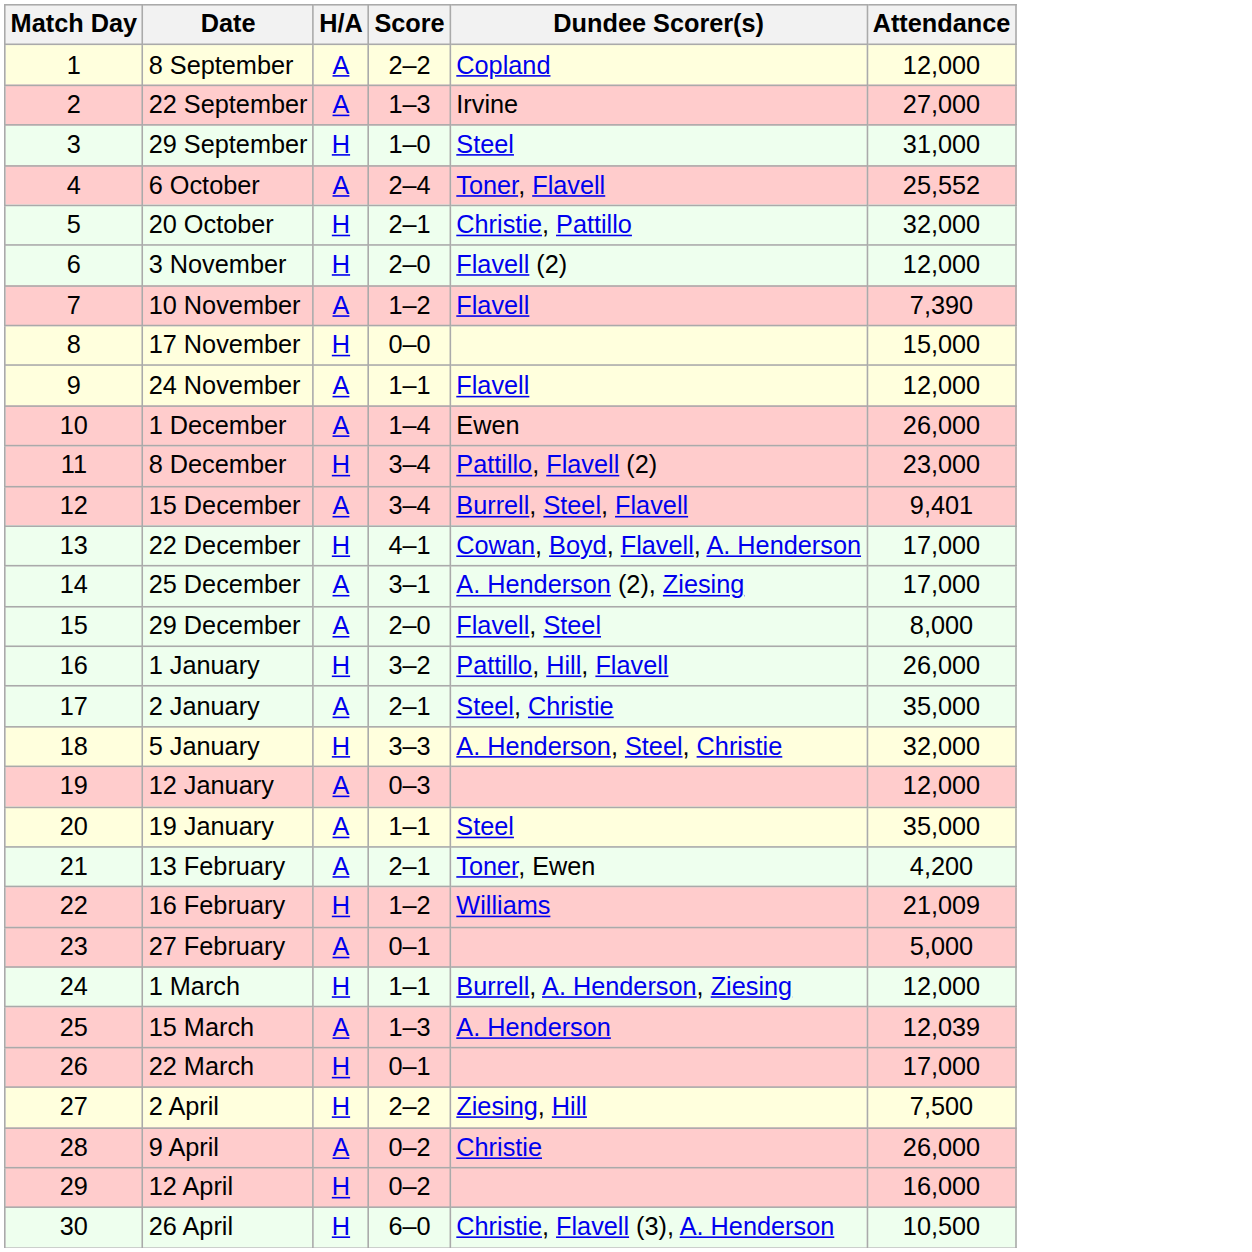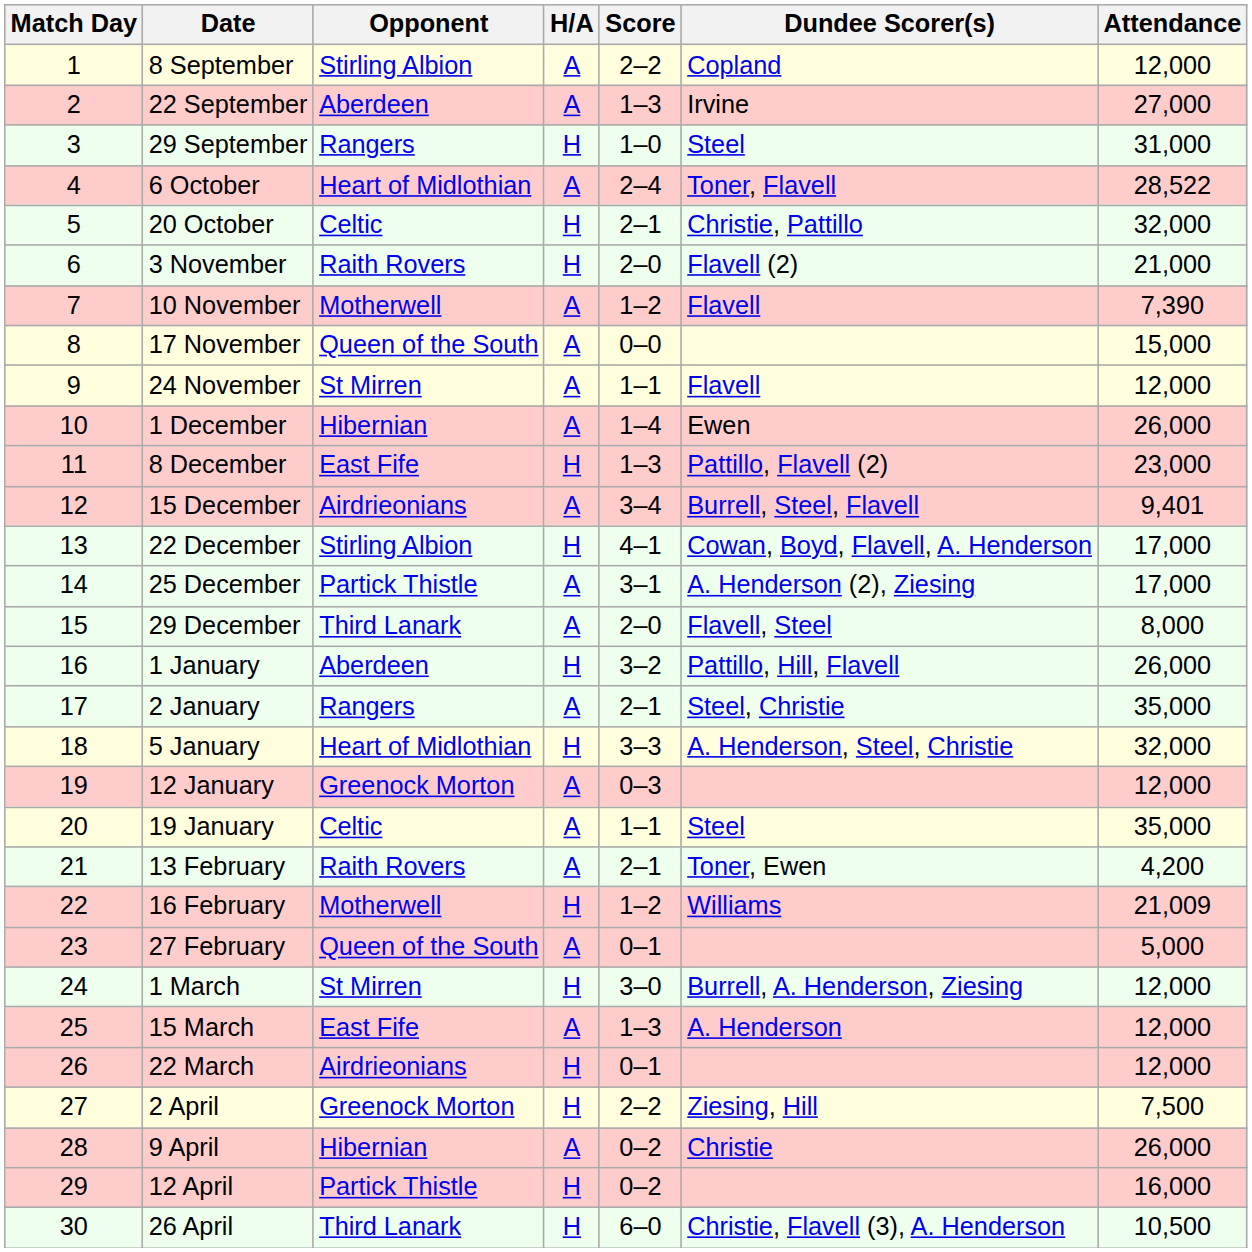+ column: (429, 24)
(942, 184) 25,552 -> (1172, 184) 28,522
(942, 265) 12,000 -> (1172, 265) 21,000
(341, 345) H -> (572, 345) A
(410, 465) 3–4 -> (640, 465) 1–3
(410, 986) 1–1 -> (640, 986) 3–0
(942, 1026) 12,039 -> (1172, 1026) 12,000
(942, 1066) 17,000 -> (1172, 1066) 12,000
